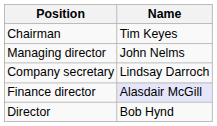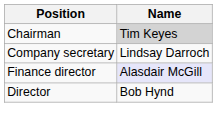(149, 33) no background -> (149, 33) lightgrey background
- row: (57, 53)
